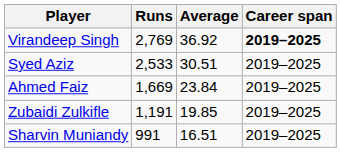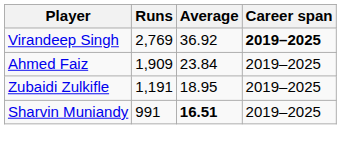- row: (41, 64)
(154, 87) 1,669 -> (154, 64) 1,909
(199, 111) 19.85 -> (199, 87) 18.95
(199, 135) normal -> (199, 111) bold
